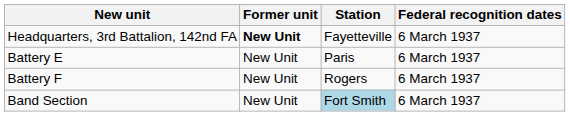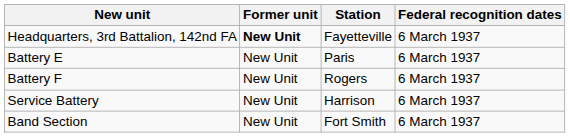+ row: (53, 100)
(355, 100) lightblue background -> (355, 121) no background
